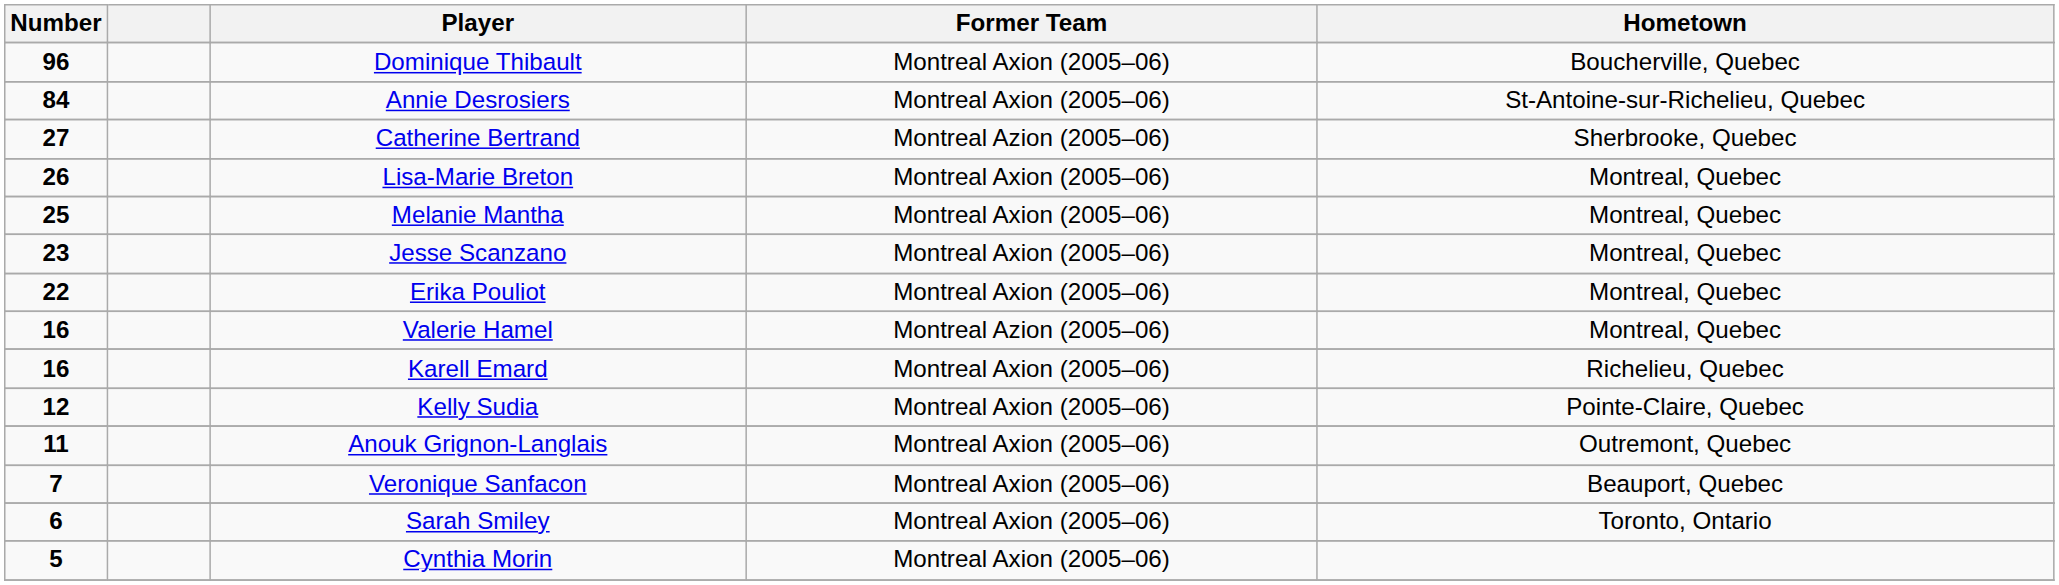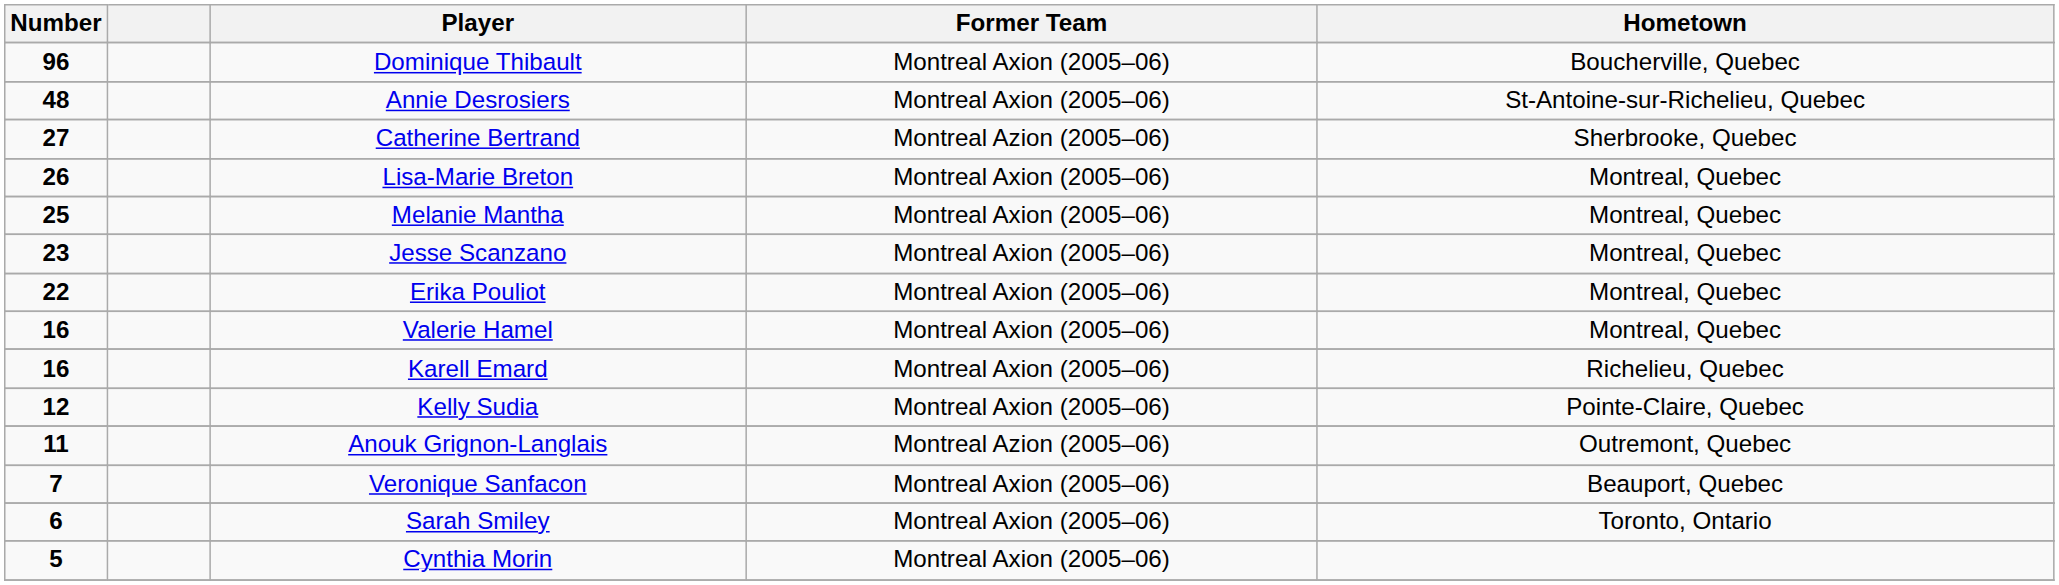(56, 100) 84 -> (56, 100) 48
(1031, 330) Montreal Azion (2005–06) -> (1031, 330) Montreal Axion (2005–06)
(1031, 445) Montreal Axion (2005–06) -> (1031, 445) Montreal Azion (2005–06)
